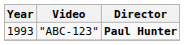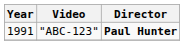(20, 31) 1993 -> (20, 31) 1991
